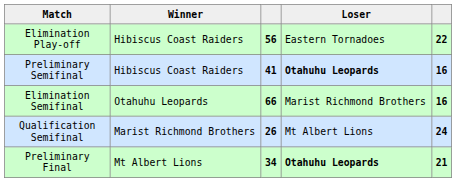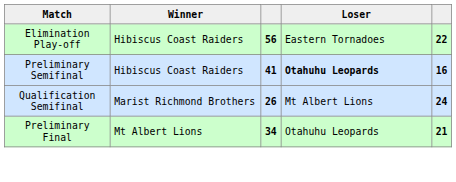- row: (57, 101)
(332, 162) bold -> (332, 132) normal
